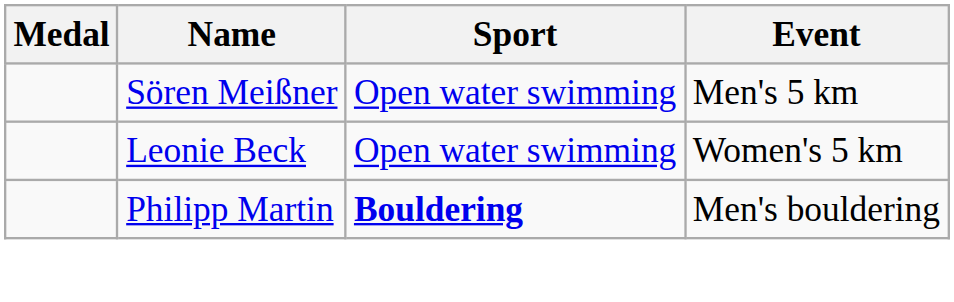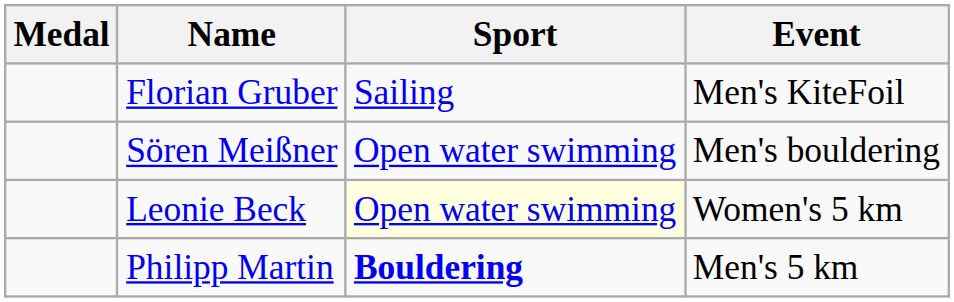+ row: (232, 92)
(776, 92) Men's 5 km -> (816, 150) Men's bouldering
(515, 150) no background -> (515, 209) lightyellow background
(816, 209) Men's bouldering -> (776, 267) Men's 5 km
